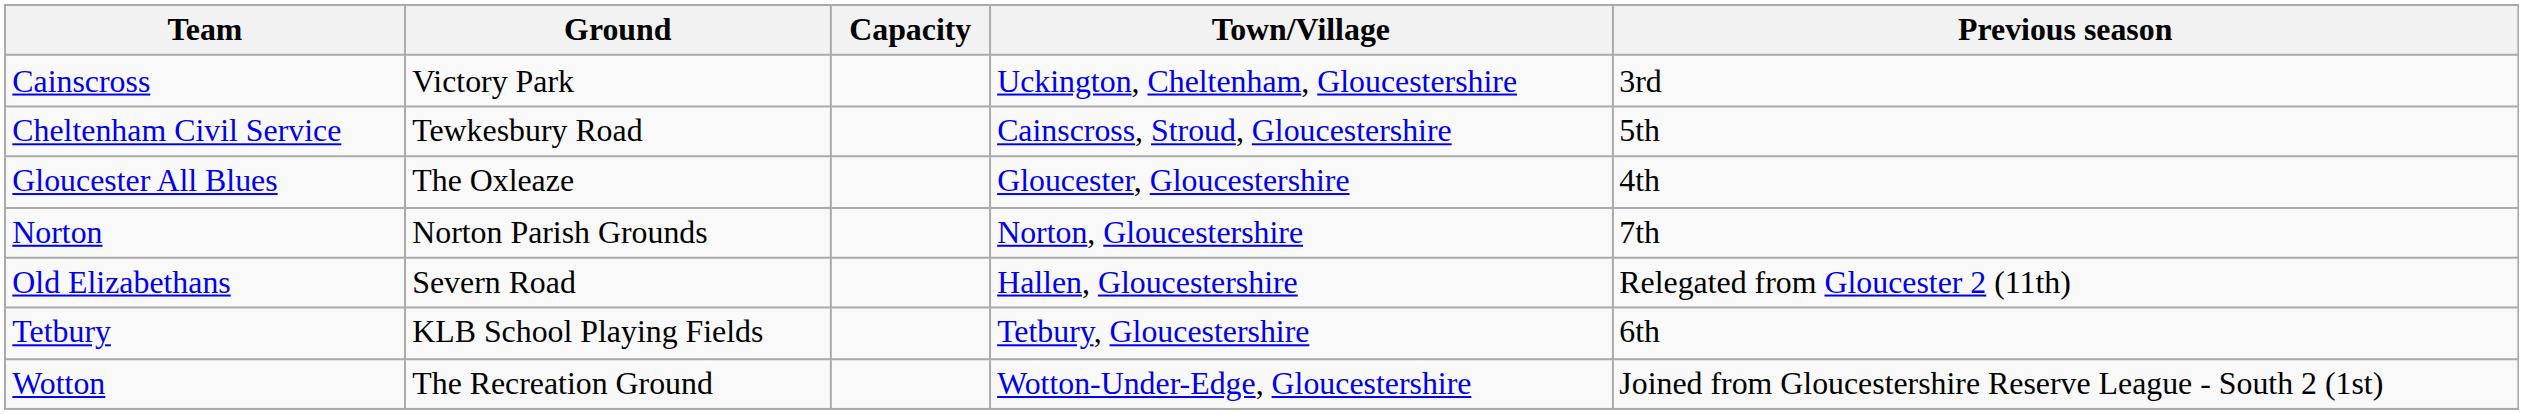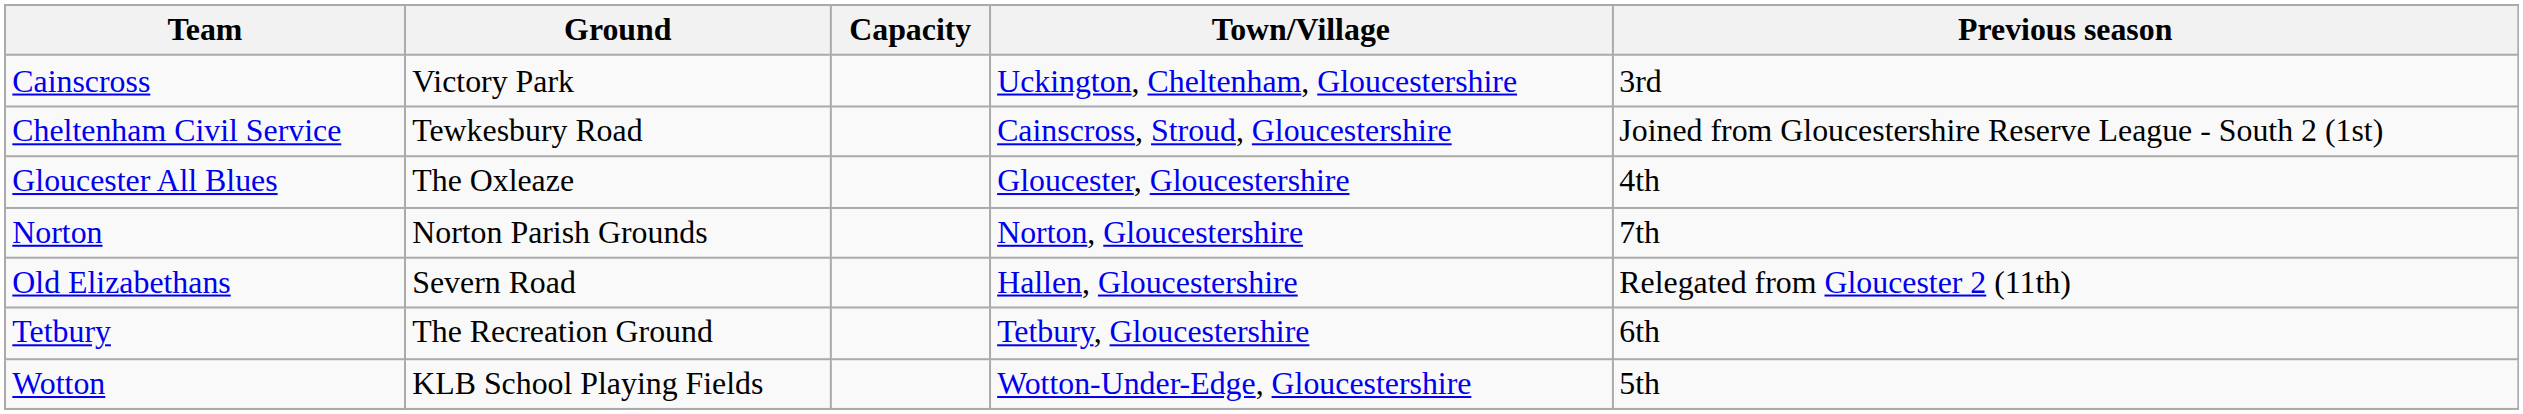(1640, 130) 5th -> (2001, 130) Joined from Gloucestershire Reserve League - South 2 (1st)
(588, 332) KLB School Playing Fields -> (563, 332) The Recreation Ground
(563, 383) The Recreation Ground -> (588, 383) KLB School Playing Fields
(2001, 383) Joined from Gloucestershire Reserve League - South 2 (1st) -> (1640, 383) 5th
